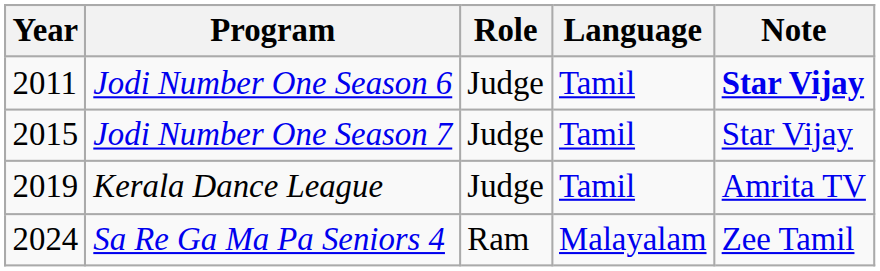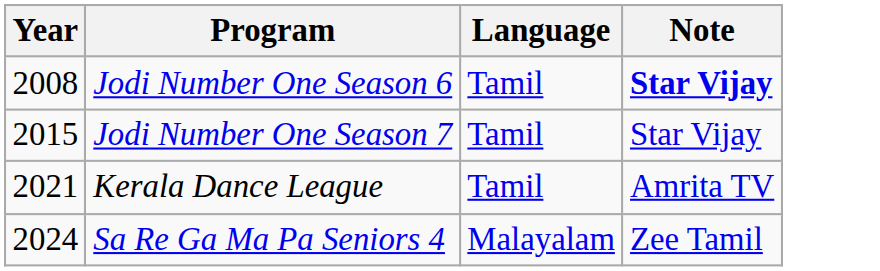- column: (506, 30)
(45, 82) 2011 -> (45, 82) 2008
(45, 186) 2019 -> (45, 186) 2021
